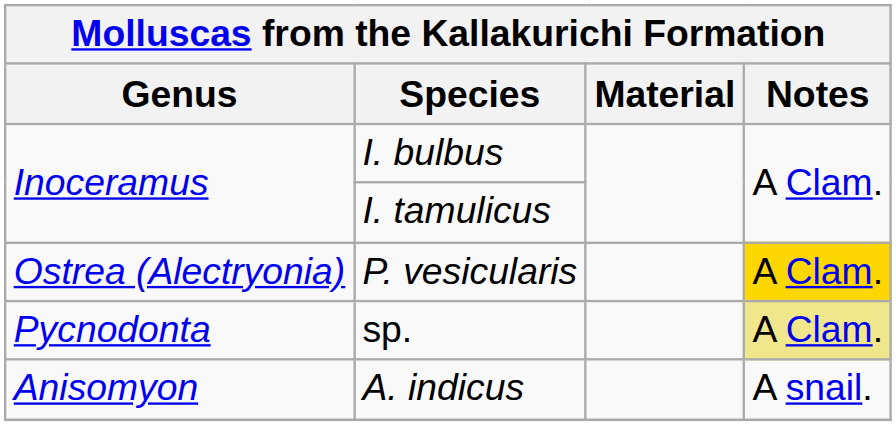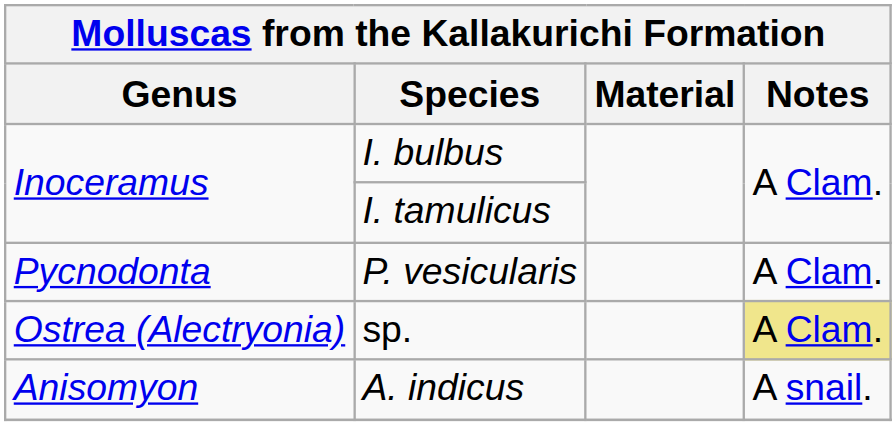(179, 270) Ostrea (Alectryonia) -> (112, 270) Pycnodonta
(818, 270) gold background -> (818, 270) no background
(112, 329) Pycnodonta -> (179, 329) Ostrea (Alectryonia)
